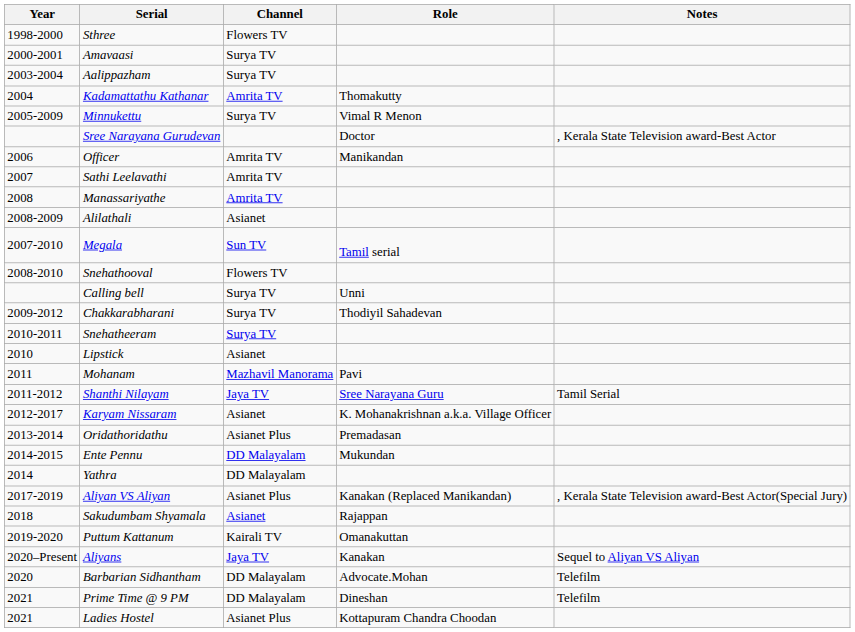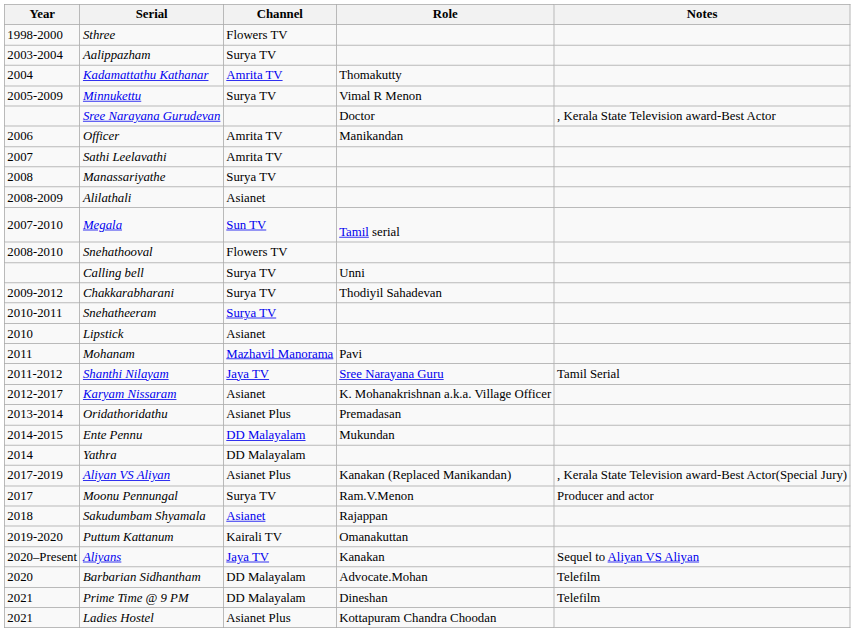- row: (108, 55)
(254, 197) Amrita TV -> (251, 177) Surya TV
+ row: (130, 495)
